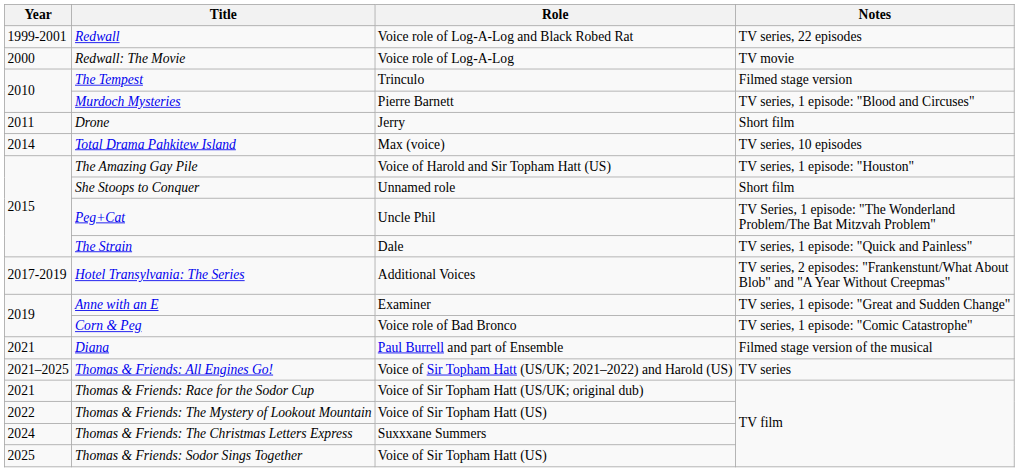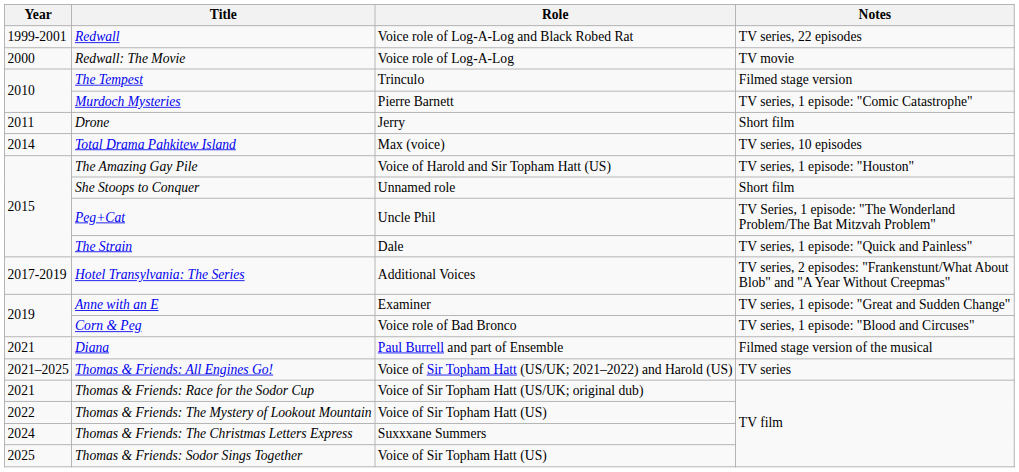(857, 101) TV series, 1 episode: "Blood and Circuses" -> (856, 101) TV series, 1 episode: "Comic Catastrophe"
(856, 326) TV series, 1 episode: "Comic Catastrophe" -> (857, 326) TV series, 1 episode: "Blood and Circuses"
